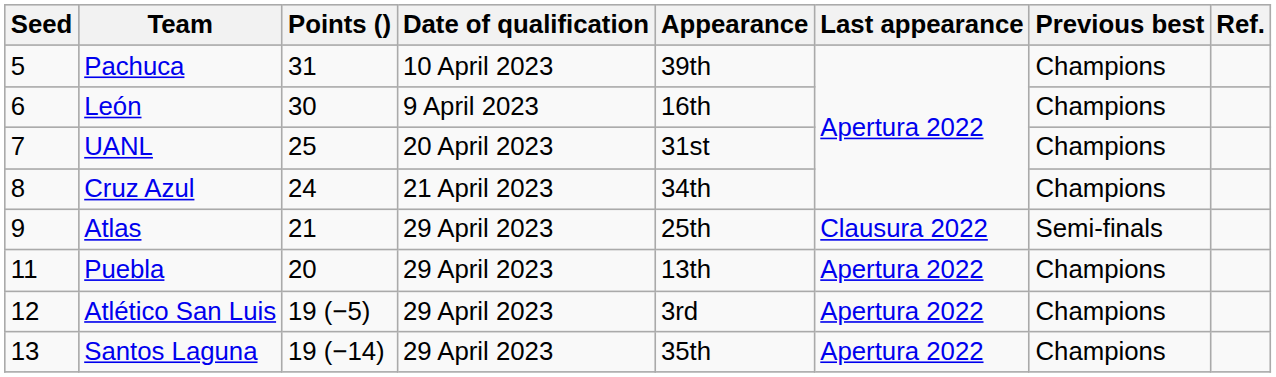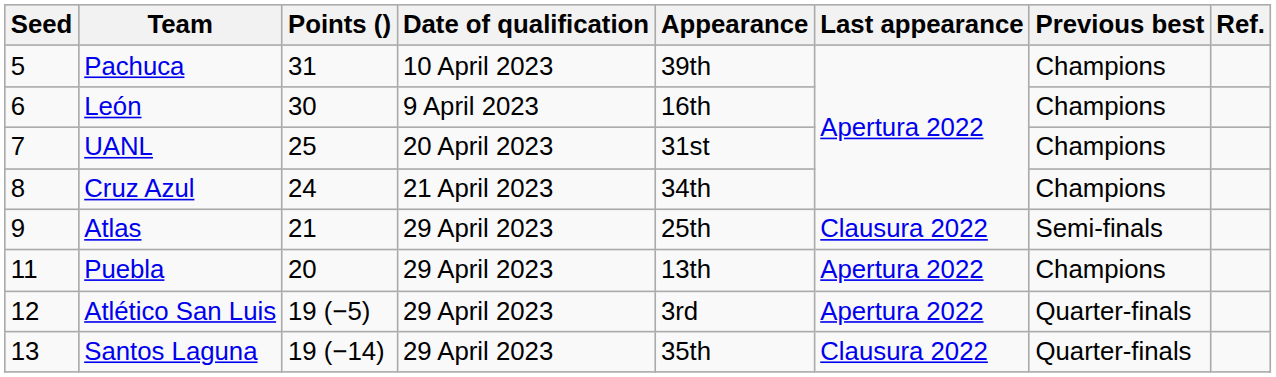(1101, 310) Champions -> (1113, 310) Quarter-finals
(902, 351) Apertura 2022 -> (904, 351) Clausura 2022
(1101, 351) Champions -> (1113, 351) Quarter-finals
